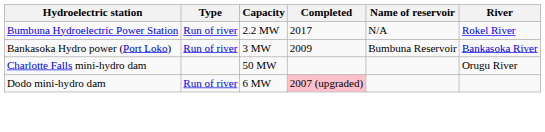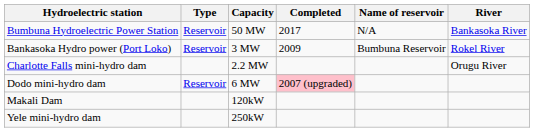(210, 30) Run of river -> (205, 30) Reservoir
(261, 30) 2.2 MW -> (248, 30) 50 MW
(489, 30) Rokel River -> (489, 30) Bankasoka River
(210, 48) Run of river -> (205, 48) Reservoir
(500, 48) Bankasoka River -> (478, 48) Rokel River
(259, 65) 50 MW -> (250, 65) 2.2 MW
(210, 83) Run of river -> (205, 83) Reservoir
+ row: (35, 100)
+ row: (54, 118)
